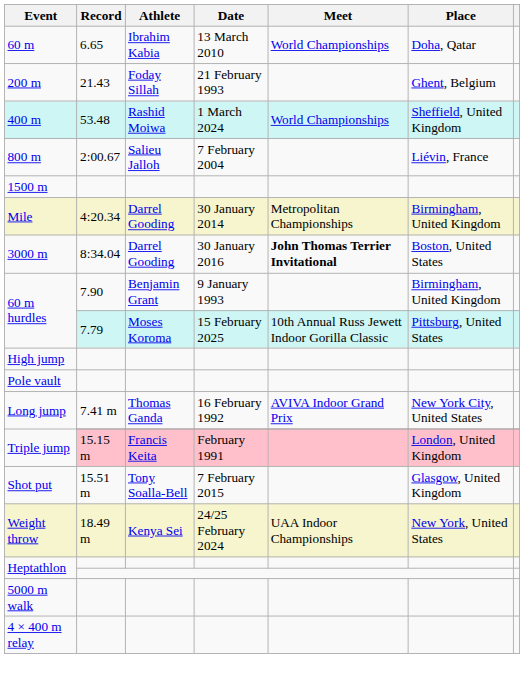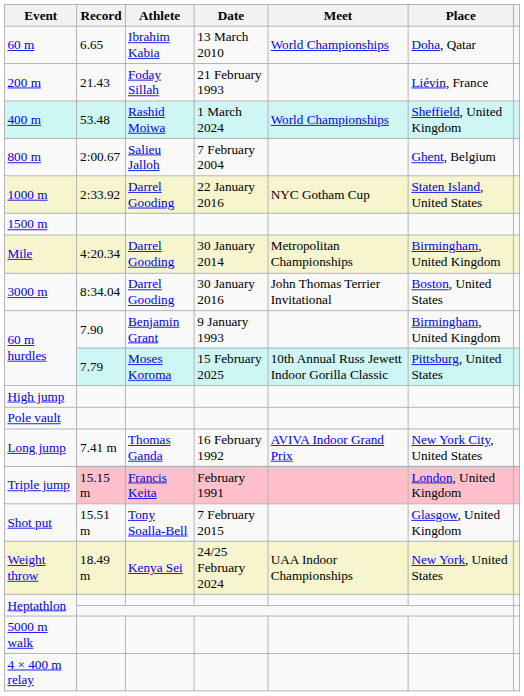(454, 82) Ghent, Belgium -> (450, 82) Liévin, France
(450, 157) Liévin, France -> (454, 157) Ghent, Belgium
+ row: (28, 195)
(331, 254) bold -> (325, 291) normal
